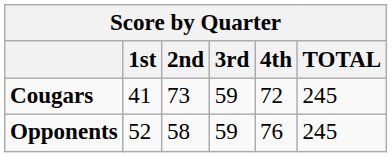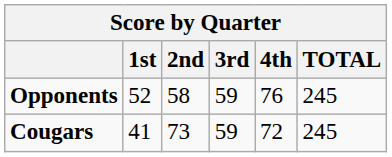rows swapped: (52, 95) <-> (64, 132)
